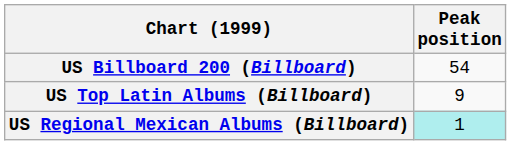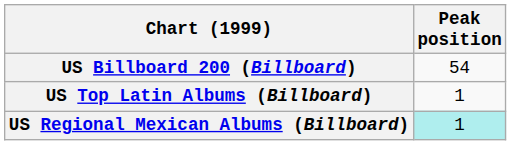(460, 96) 9 -> (460, 96) 1
